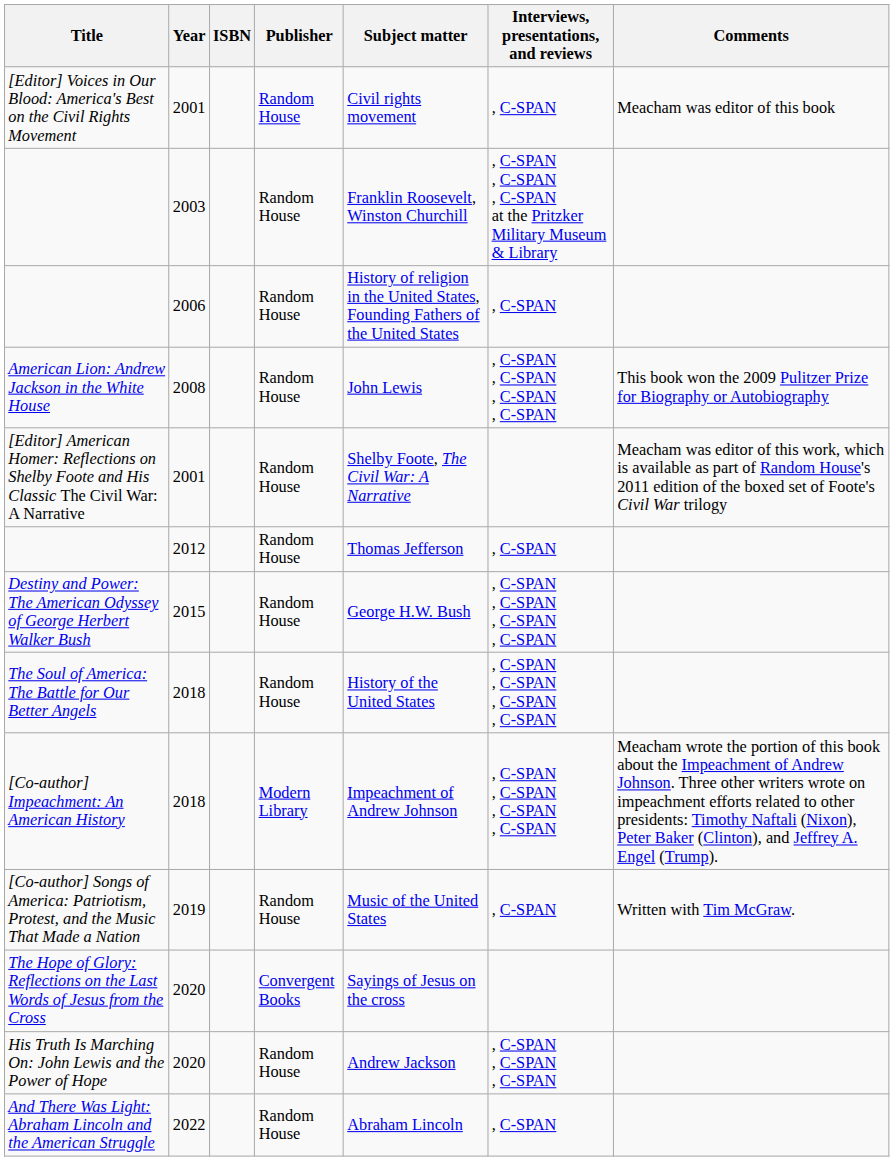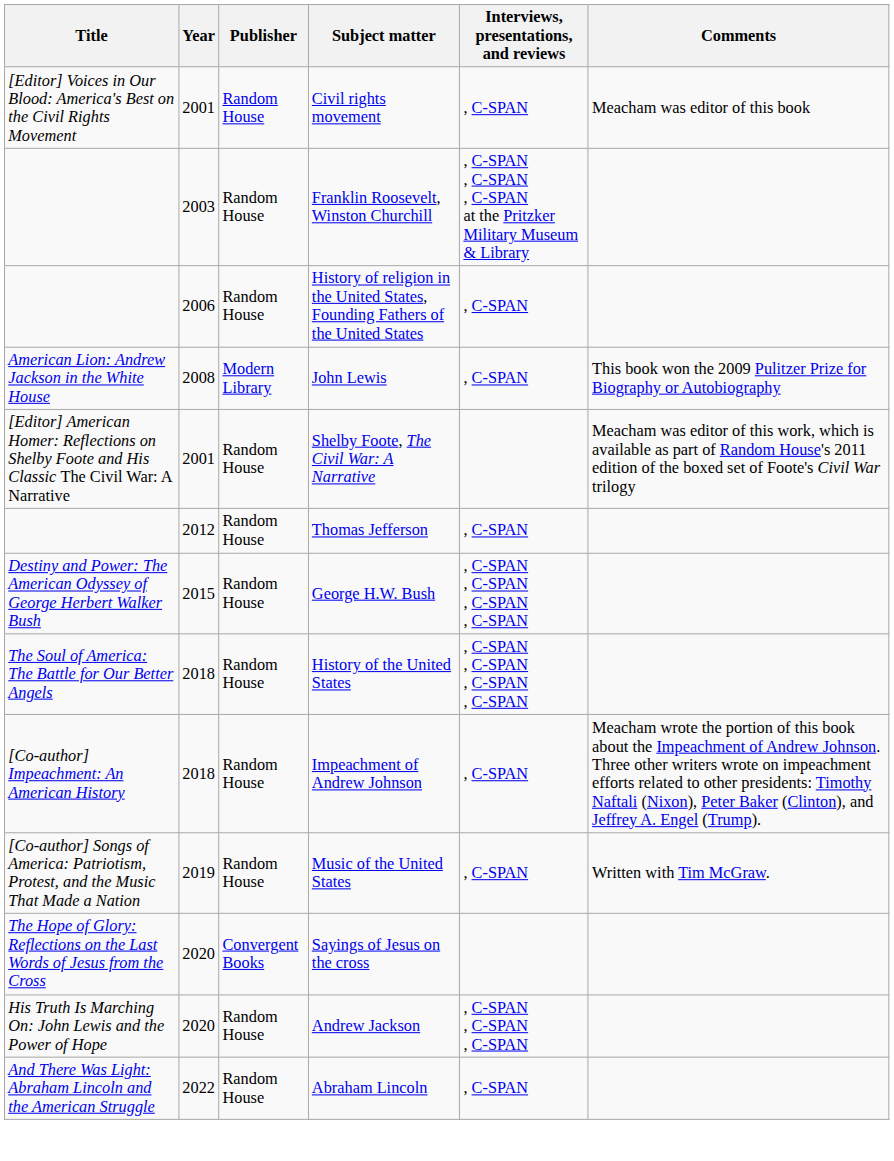- column: (232, 35)
(286, 387) Random House -> (248, 378) Modern Library
(524, 387) , C-SPAN , C-SPAN , C-SPAN , C-SPAN -> (496, 378) , C-SPAN
(284, 801) Modern Library -> (250, 773) Random House
(524, 801) , C-SPAN , C-SPAN , C-SPAN , C-SPAN -> (496, 773) , C-SPAN
